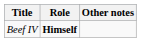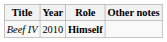+ column: (53, 12)
